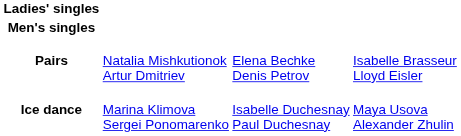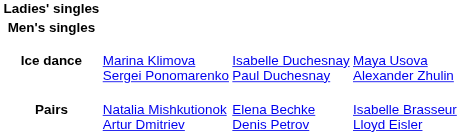rows swapped: (51, 61) <-> (51, 109)
